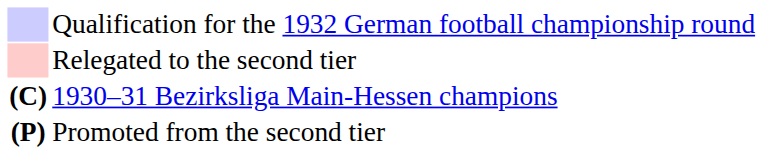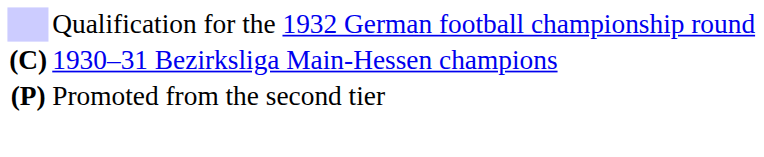- row: (204, 60)
